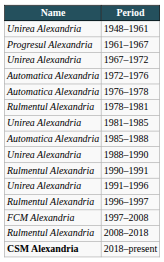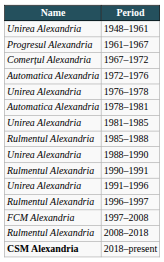(44, 60) Unirea Alexandria -> (49, 60) Comerțul Alexandria
(53, 91) Automatica Alexandria -> (44, 91) Unirea Alexandria
(51, 107) Rulmentul Alexandria -> (53, 107) Automatica Alexandria
(53, 139) Automatica Alexandria -> (51, 139) Rulmentul Alexandria
